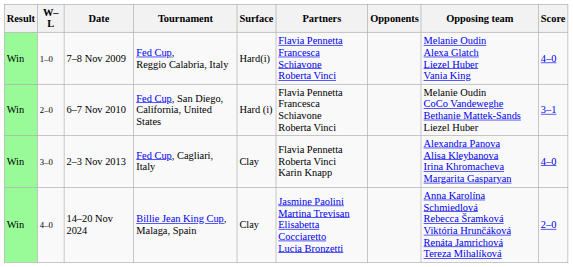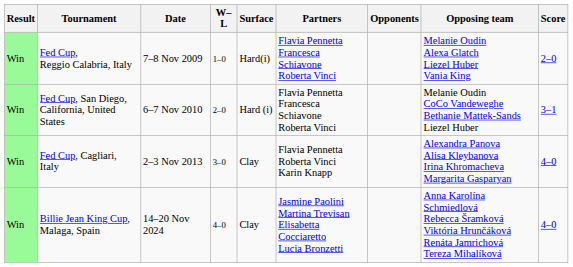columns swapped: (51, 18) <-> (185, 18)
(549, 58) 4–0 -> (549, 58) 2–0
(549, 224) 2–0 -> (549, 224) 4–0
